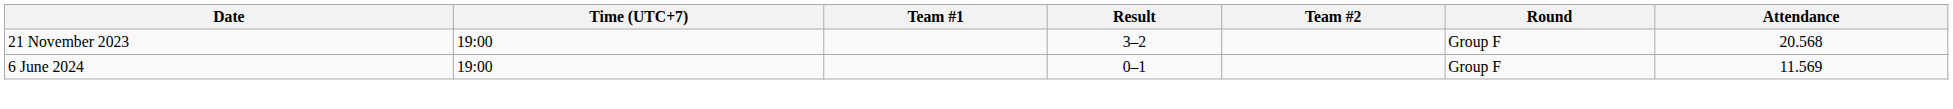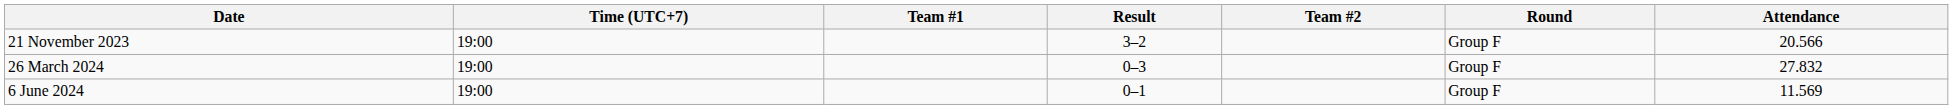(1801, 41) 20.568 -> (1801, 41) 20.566
+ row: (56, 66)
